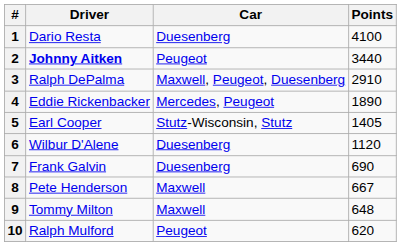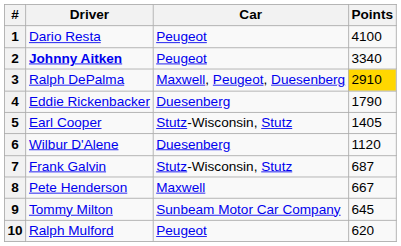(193, 36) Duesenberg -> (182, 36) Peugeot
(367, 58) 3440 -> (367, 58) 3340
(367, 79) no background -> (367, 79) gold background
(215, 101) Mercedes, Peugeot -> (193, 101) Duesenberg
(367, 101) 1890 -> (367, 101) 1790
(193, 166) Duesenberg -> (224, 166) Stutz-Wisconsin, Stutz
(363, 166) 690 -> (363, 166) 687
(181, 209) Maxwell -> (248, 209) Sunbeam Motor Car Company
(363, 209) 648 -> (363, 209) 645
